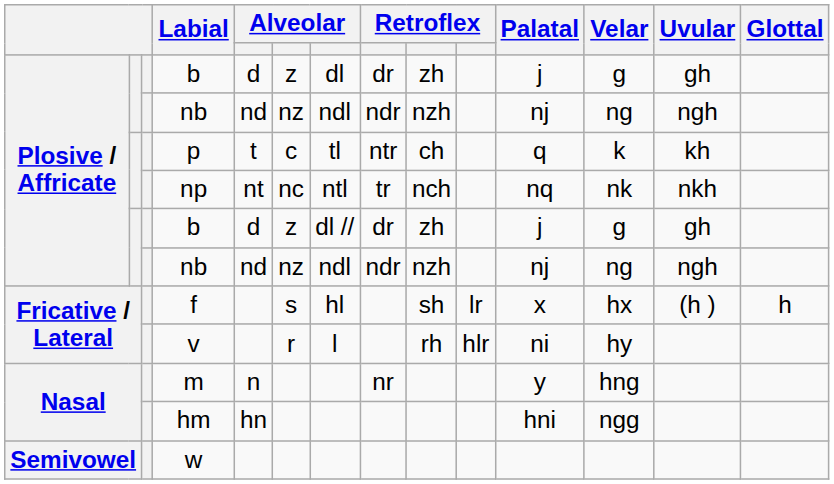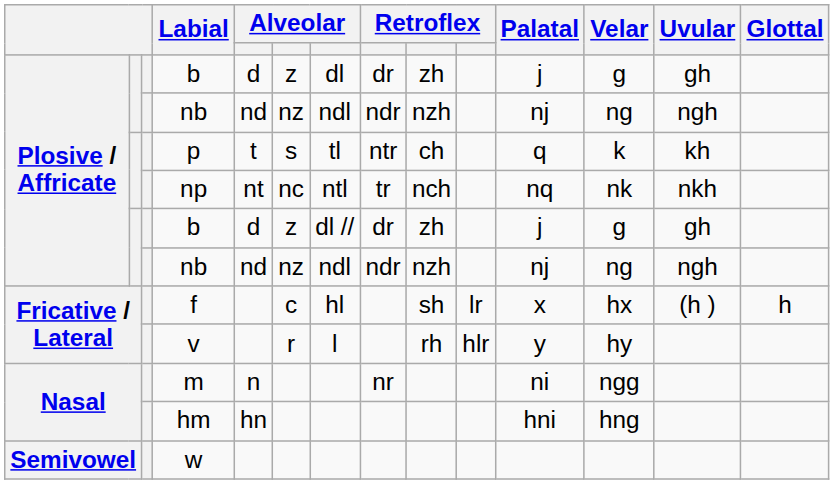(291, 150) c -> (291, 150) s
(291, 304) s -> (291, 304) c
(540, 343) ni -> (540, 343) y
(540, 382) y -> (540, 382) ni
(619, 382) hng -> (619, 382) ngg
(619, 420) ngg -> (619, 420) hng
